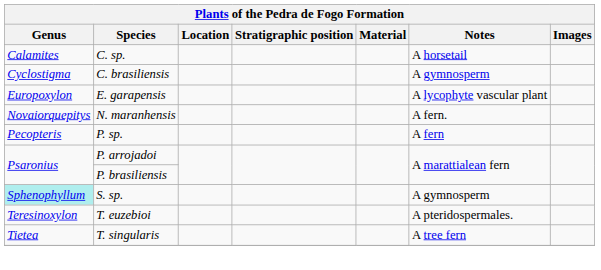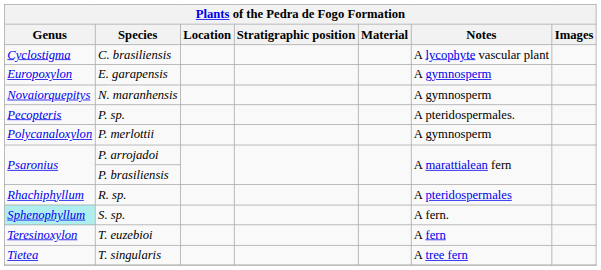- row: (111, 54)
(451, 74) A gymnosperm -> (481, 54) A lycophyte vascular plant
(480, 94) A lycophyte vascular plant -> (453, 74) A gymnosperm
(430, 114) A fern. -> (453, 94) A gymnosperm
(428, 134) A fern -> (464, 114) A pteridospermales.
+ row: (126, 134)
+ row: (112, 194)
(451, 194) A gymnosperm -> (431, 214) A fern.
(463, 214) A pteridospermales. -> (430, 235) A fern
